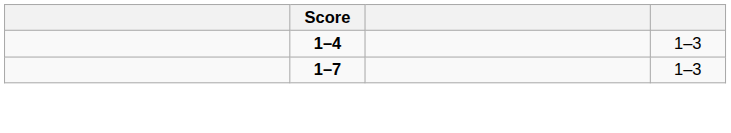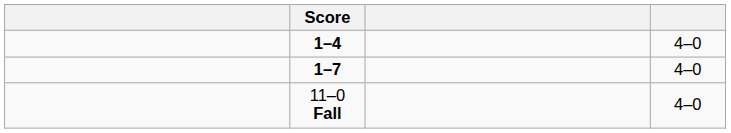(688, 43) 1–3 -> (688, 43) 4–0
(688, 69) 1–3 -> (688, 69) 4–0
+ row: (327, 105)
